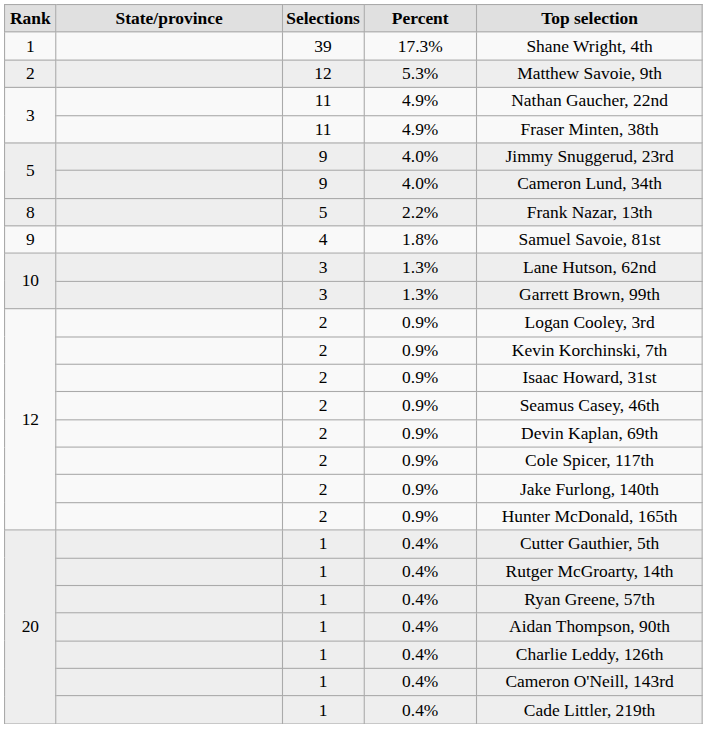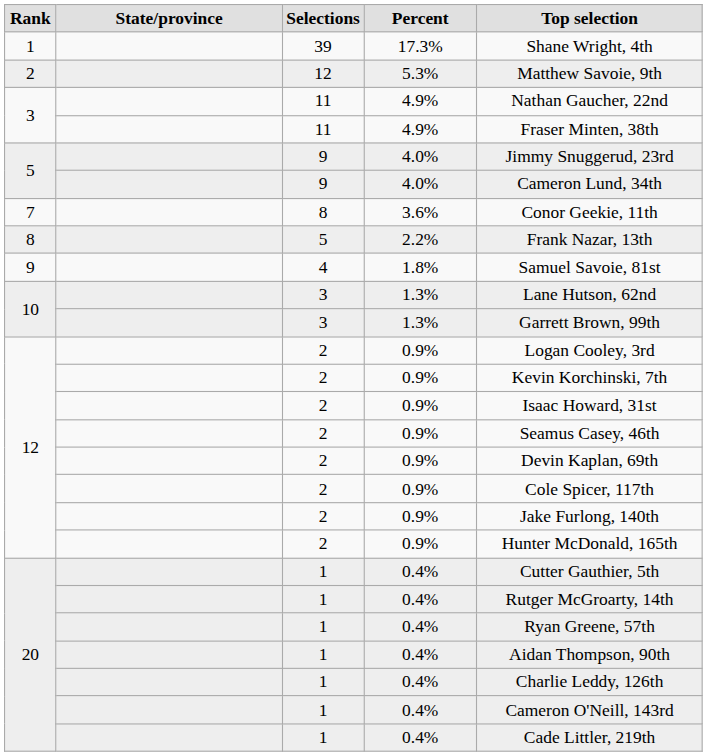+ row: (30, 211)
